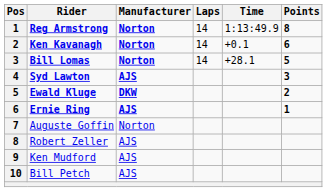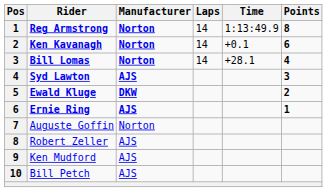(287, 61) 5 -> (287, 61) 4
